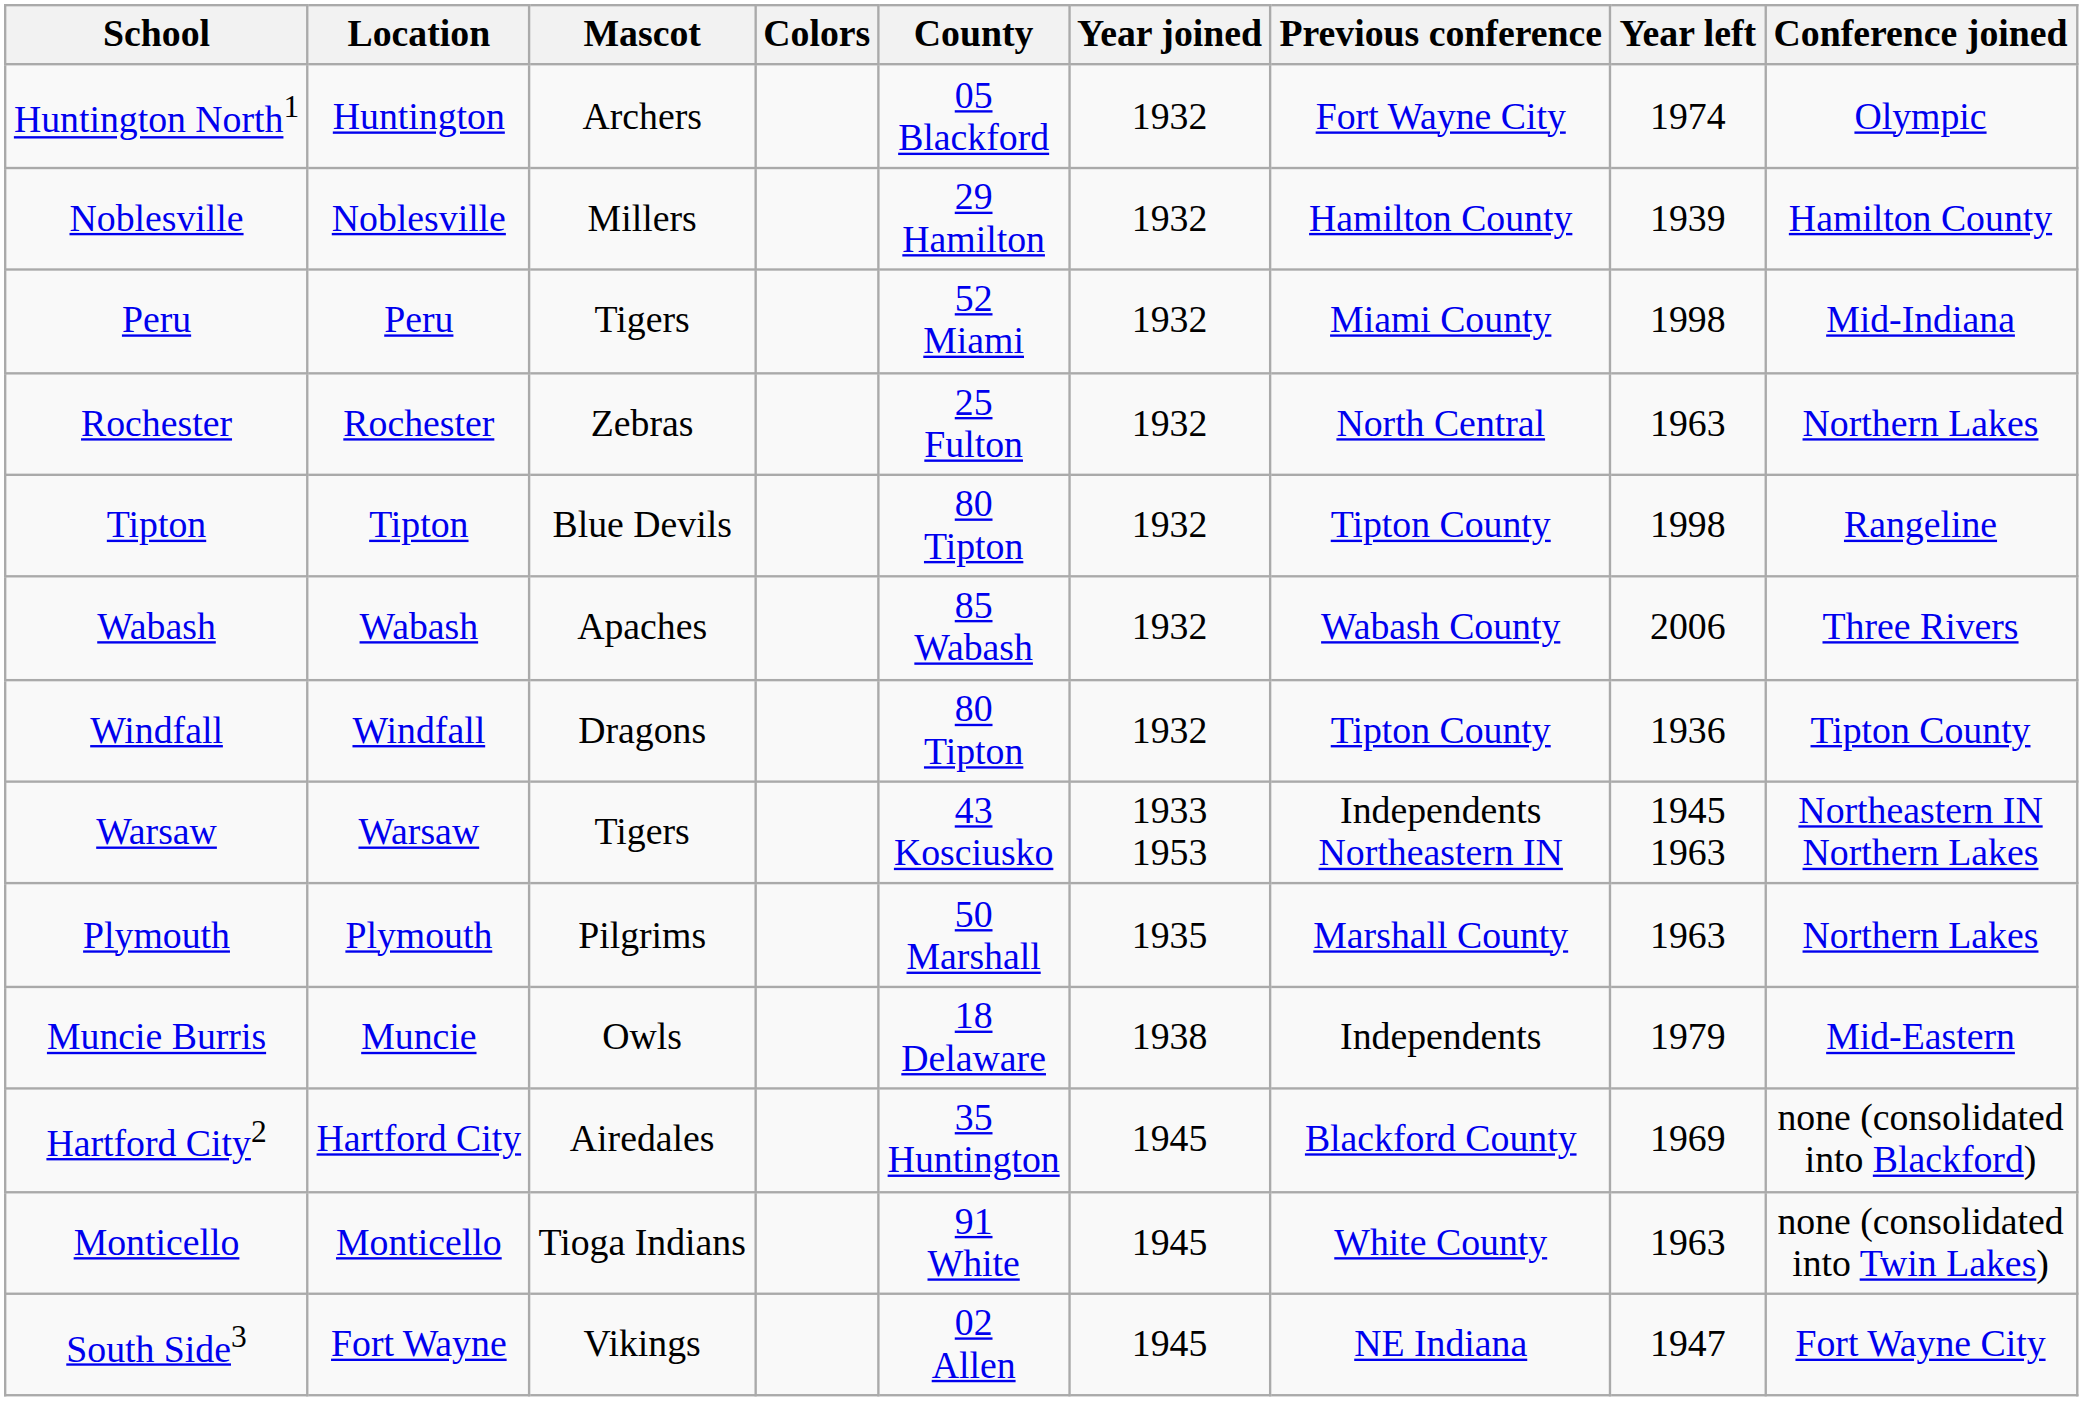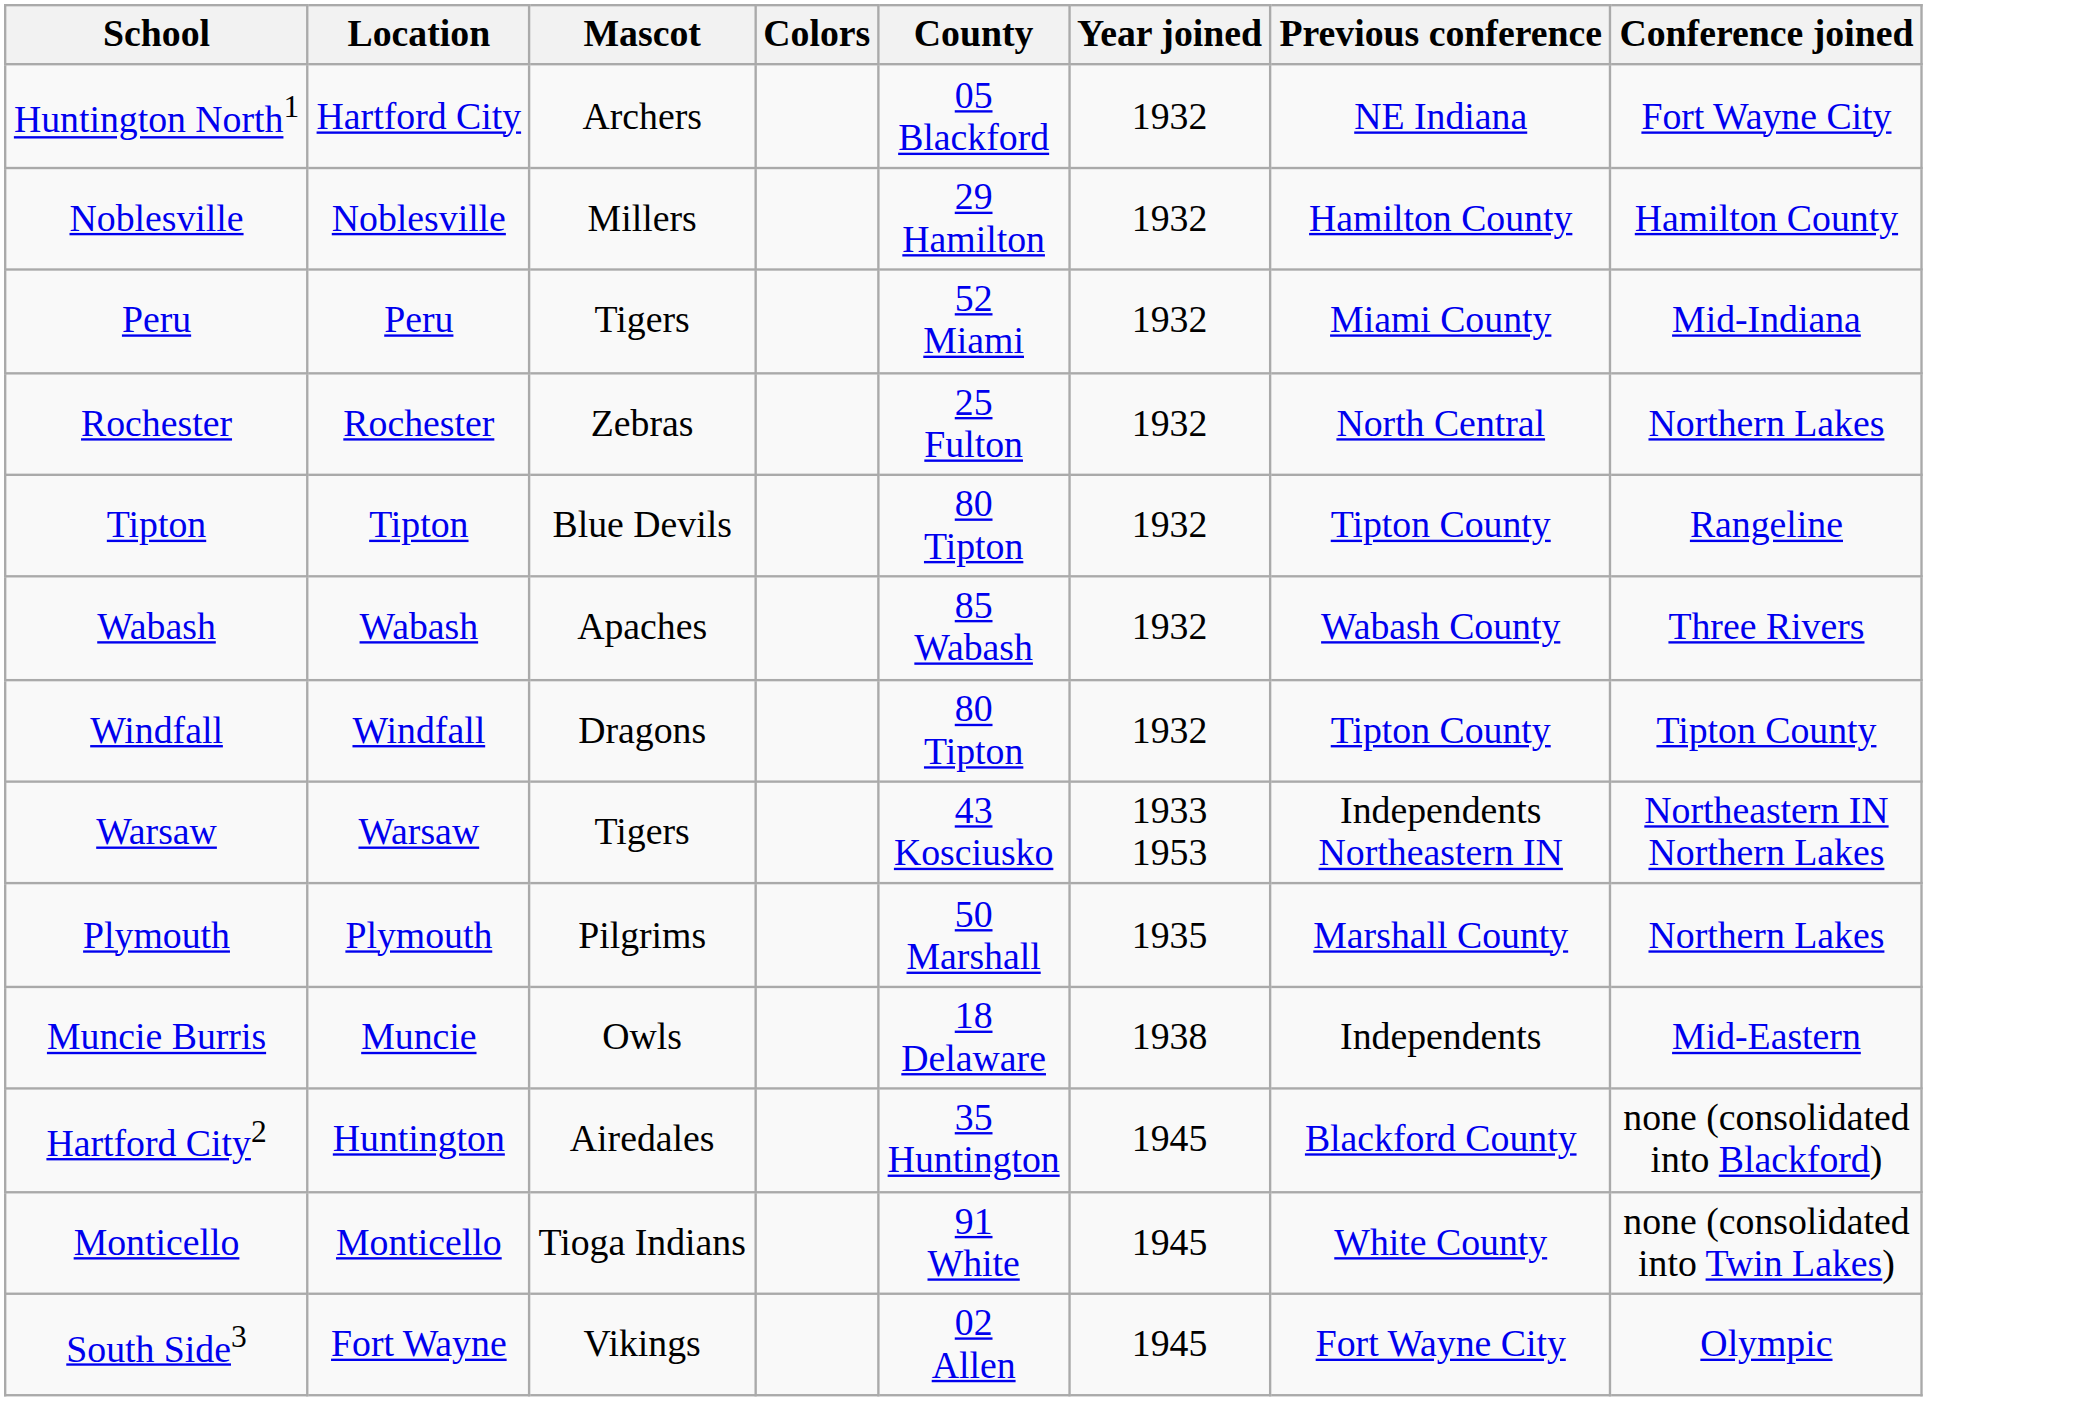- column: (1688, 34)
(419, 115) Huntington -> (419, 115) Hartford City
(1441, 115) Fort Wayne City -> (1441, 115) NE Indiana
(1921, 115) Olympic -> (1766, 115) Fort Wayne City
(419, 1139) Hartford City -> (419, 1139) Huntington
(1441, 1343) NE Indiana -> (1441, 1343) Fort Wayne City
(1921, 1343) Fort Wayne City -> (1766, 1343) Olympic
